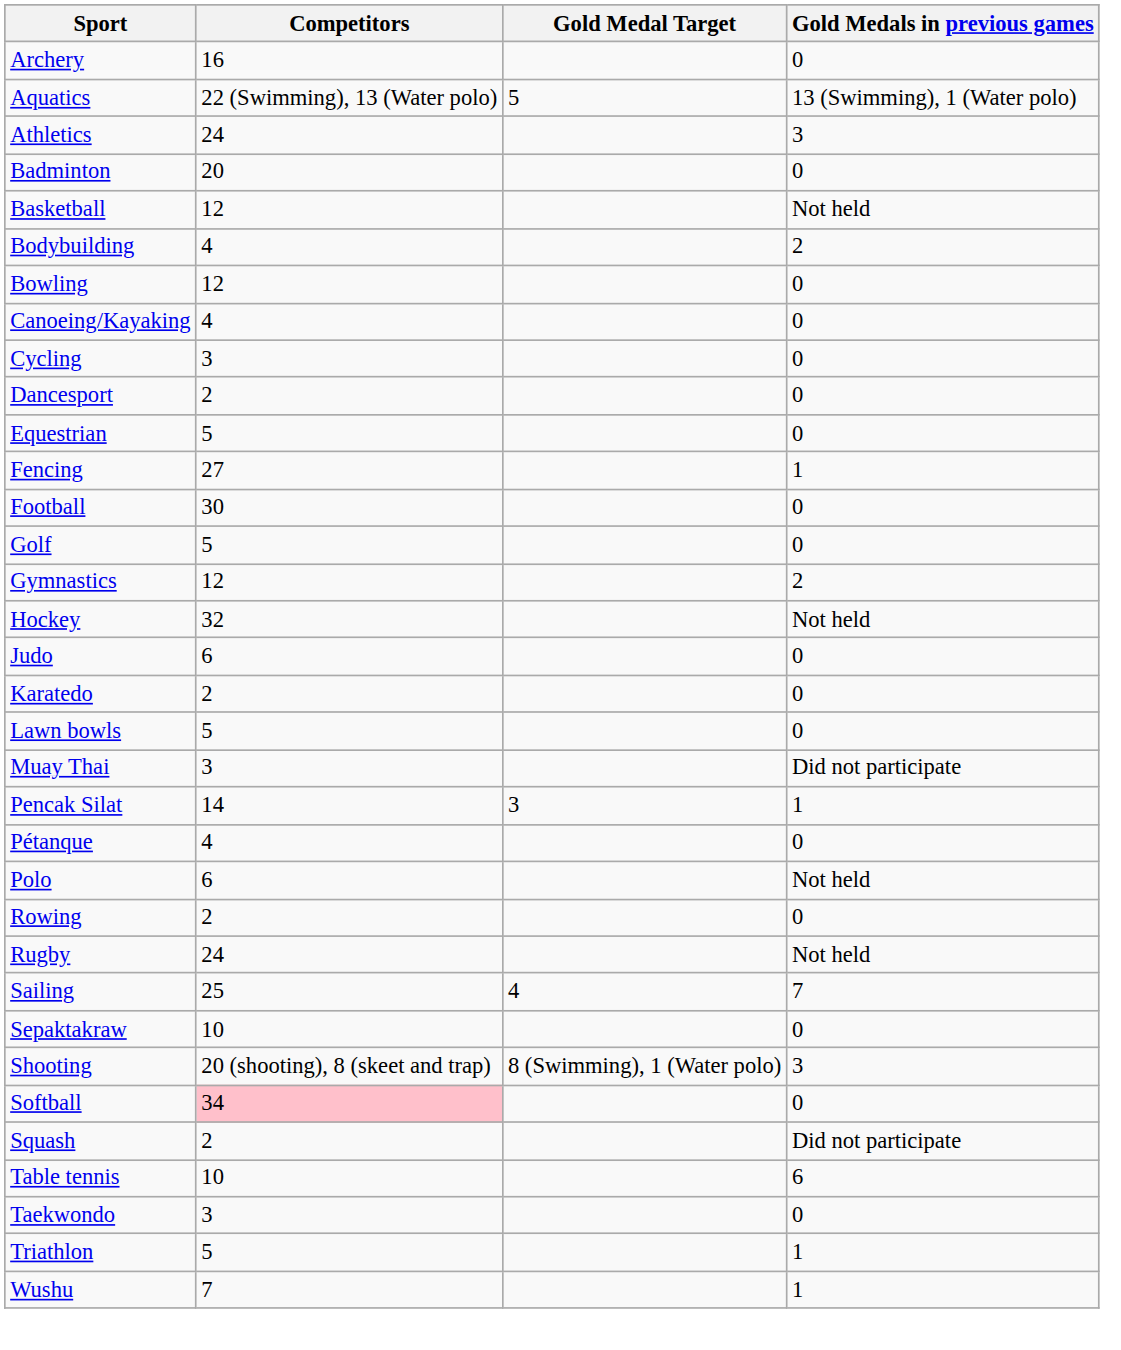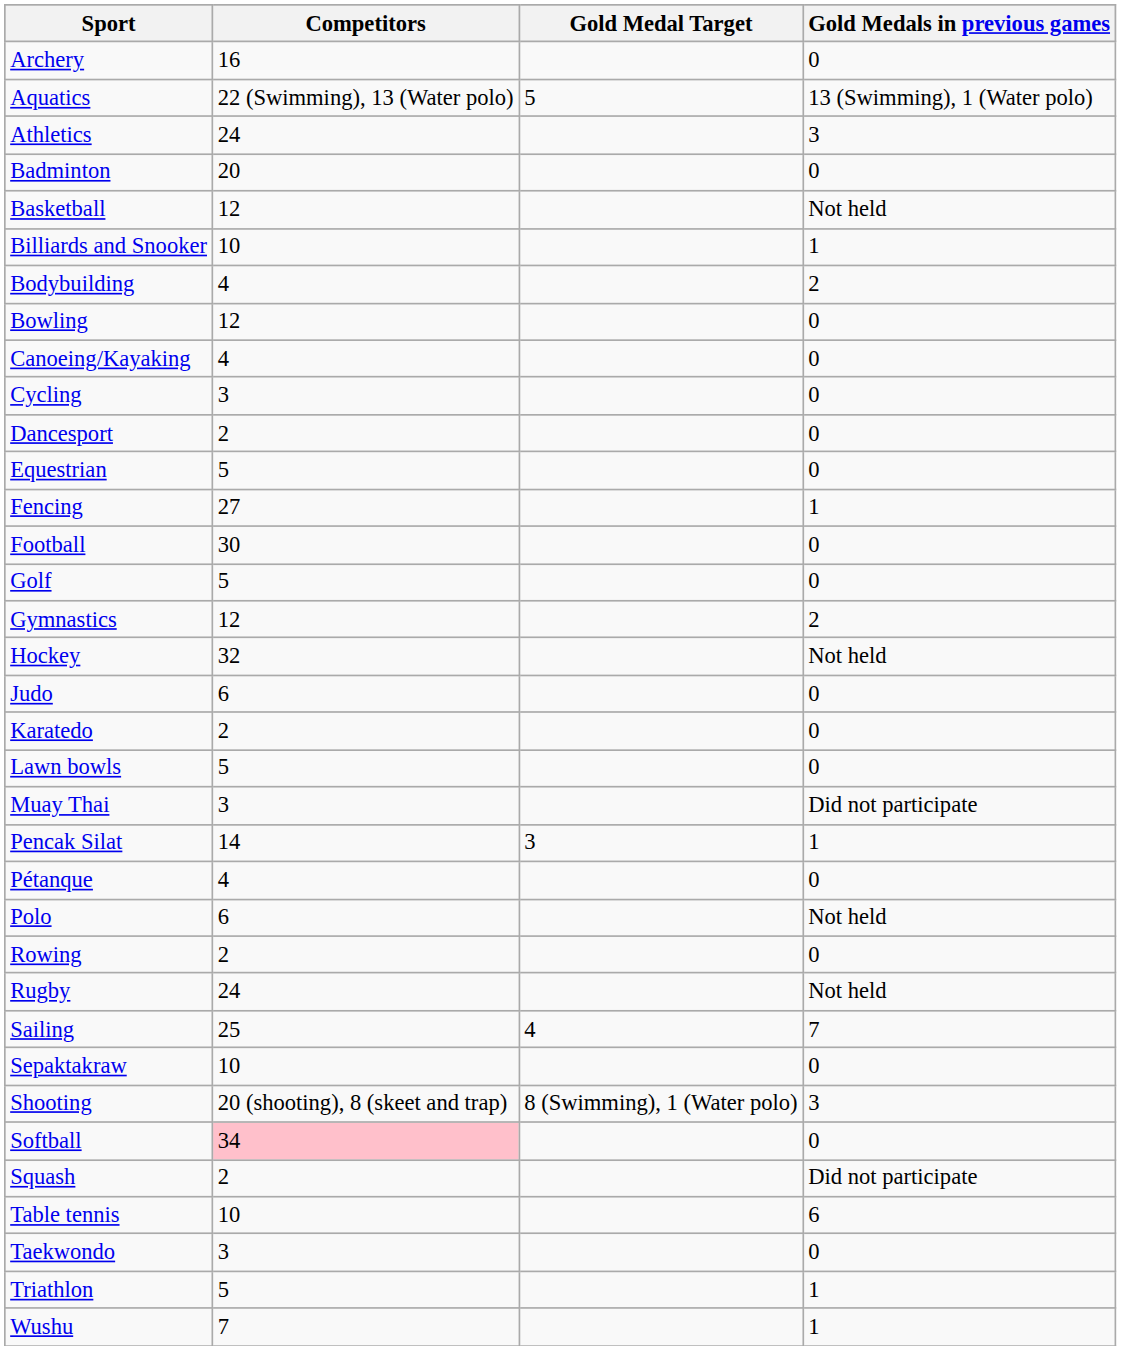+ row: (109, 246)
